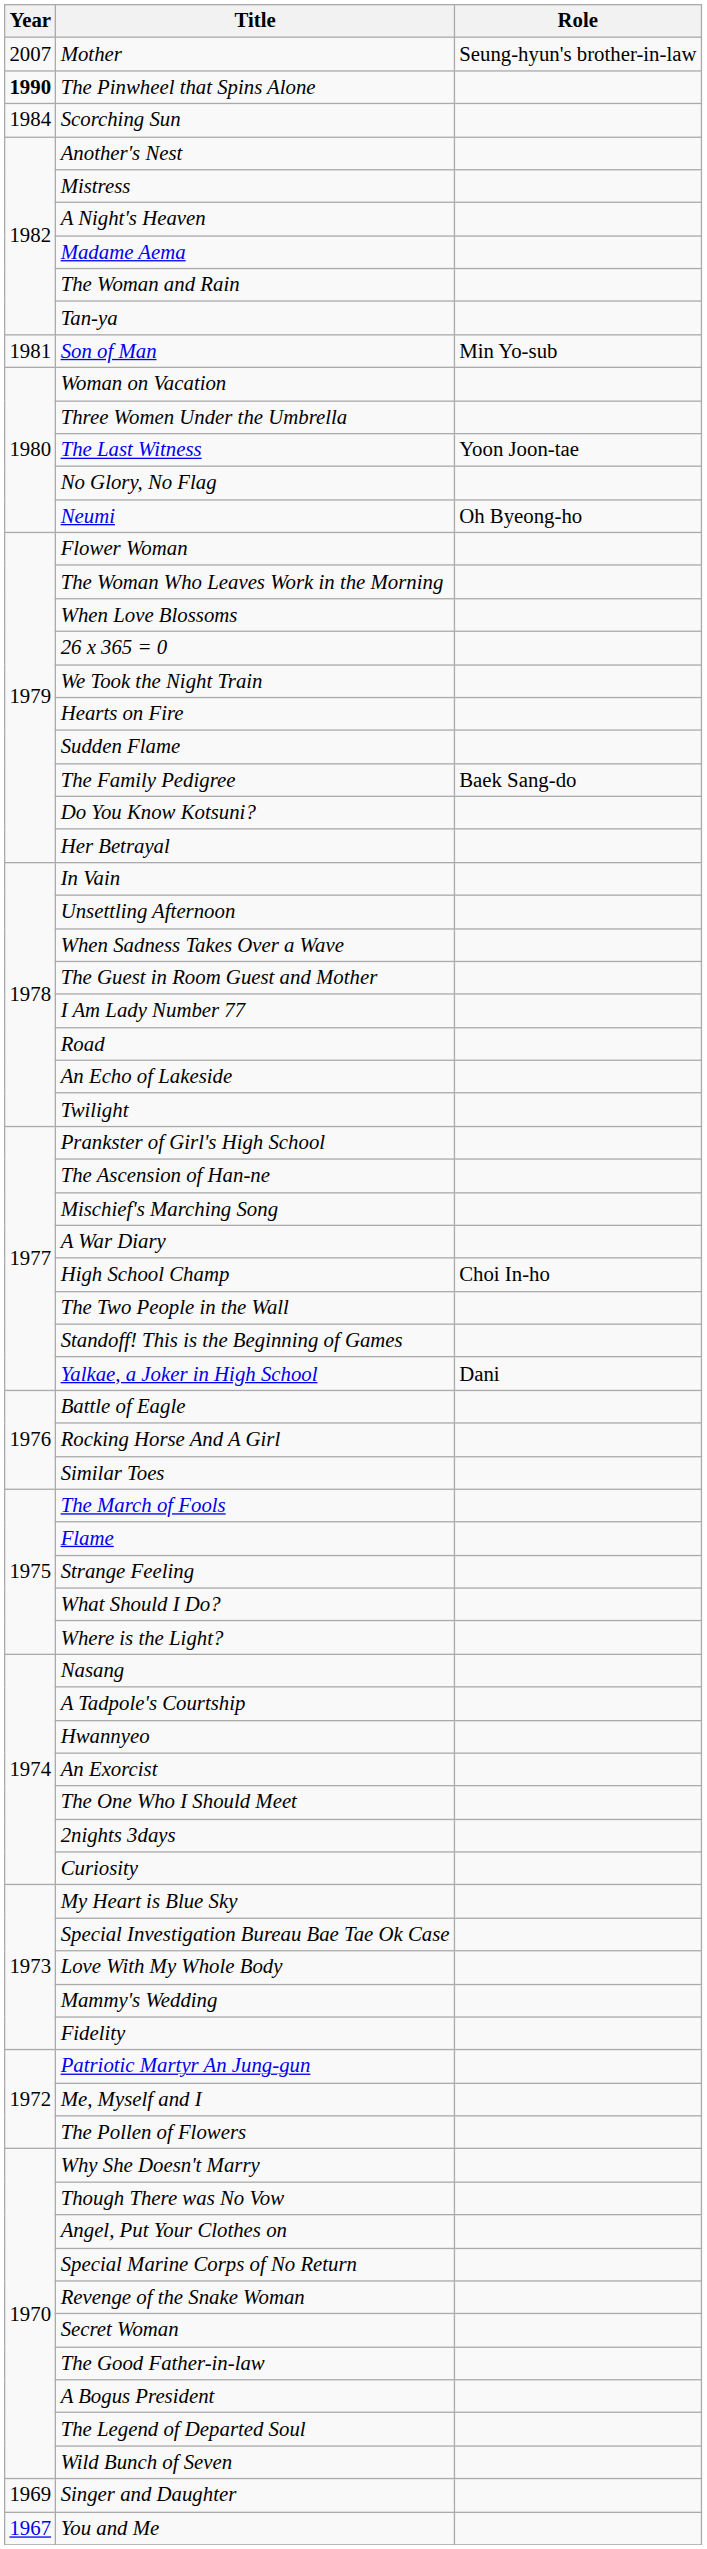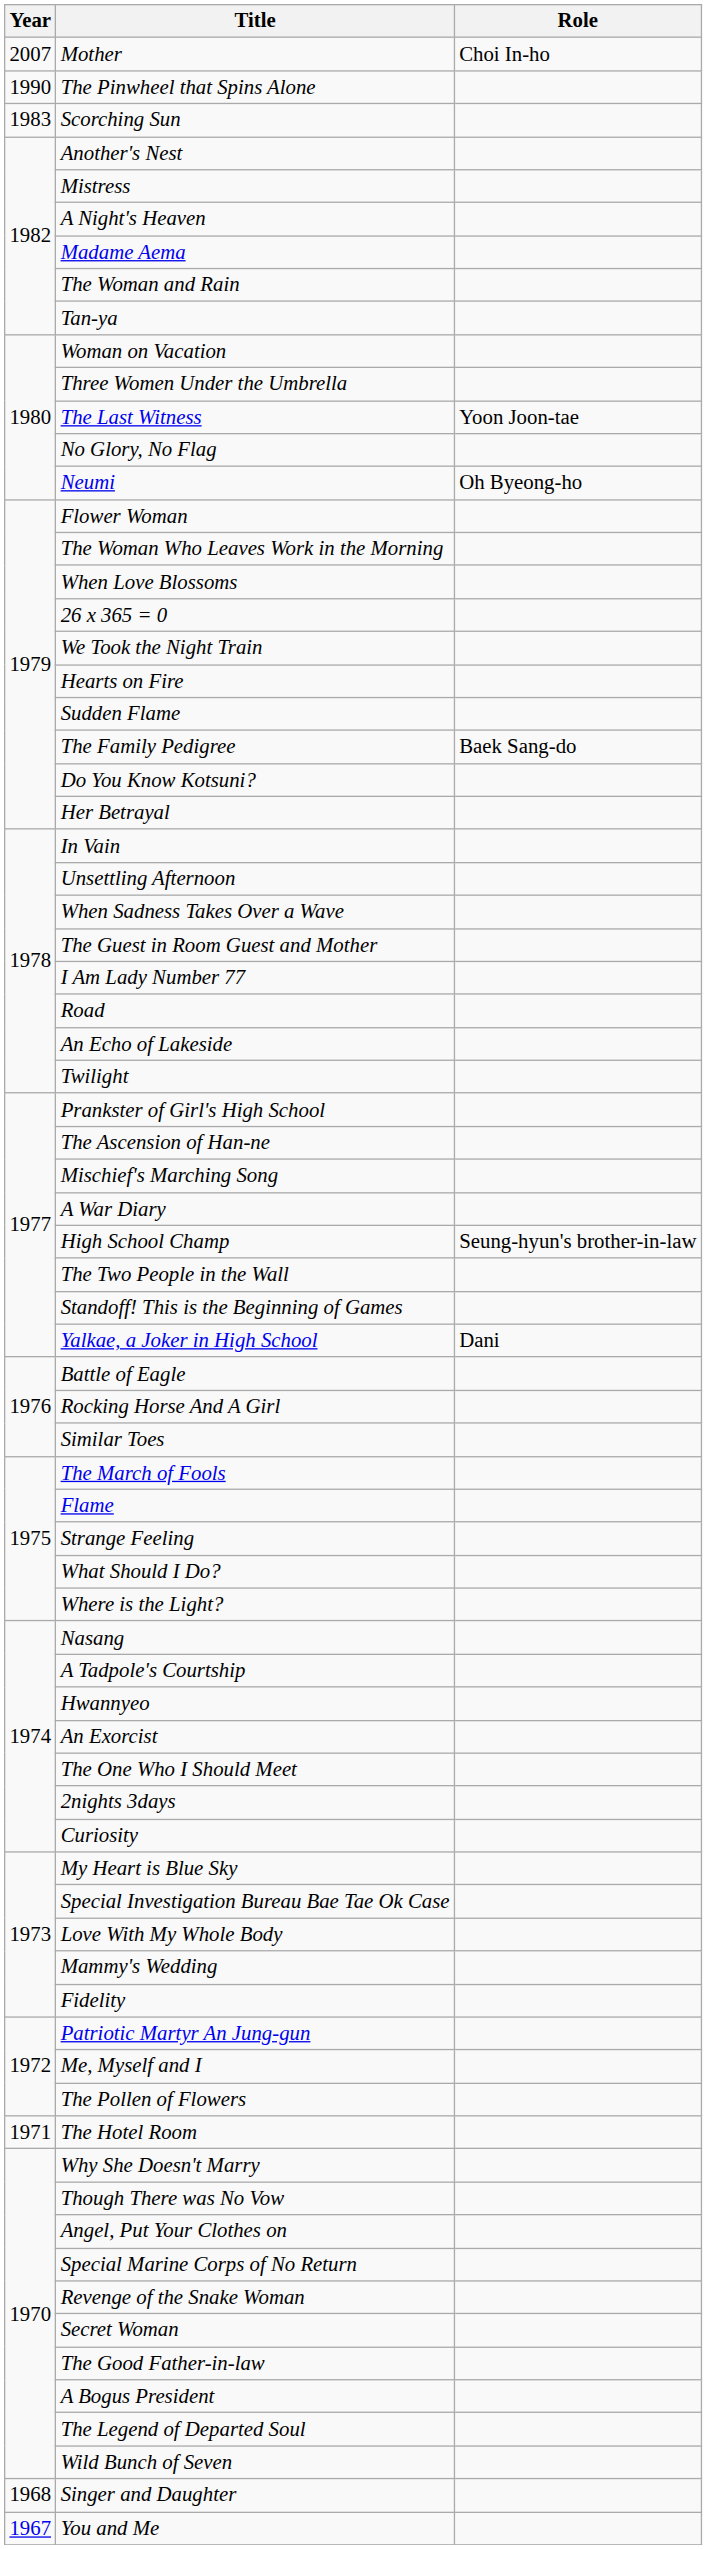(578, 53) Seung-hyun's brother-in-law -> (505, 53) Choi In-ho
(30, 86) bold -> (30, 86) normal
(30, 119) 1984 -> (30, 119) 1983
- row: (109, 350)
(505, 1274) Choi In-ho -> (578, 1241) Seung-hyun's brother-in-law
+ row: (129, 2132)
(30, 2495) 1969 -> (30, 2495) 1968
